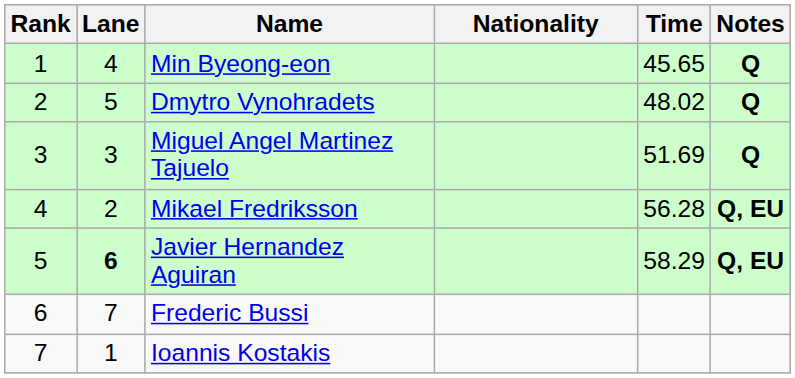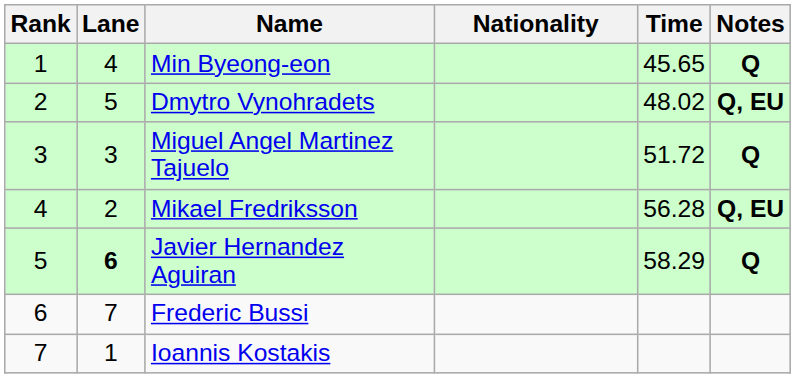(751, 102) Q -> (751, 102) Q, EU
(674, 155) 51.69 -> (674, 155) 51.72
(751, 261) Q, EU -> (751, 261) Q
